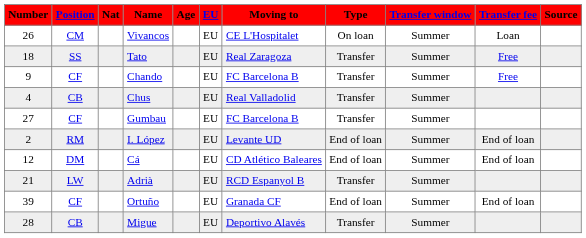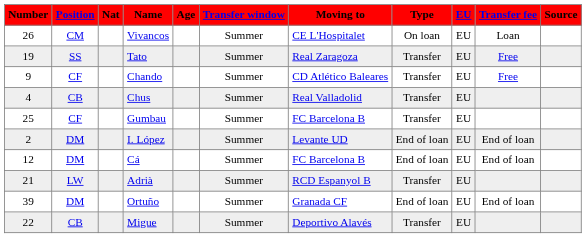columns swapped: (211, 14) <-> (430, 14)
(28, 56) 18 -> (28, 56) 19
(262, 77) FC Barcelona B -> (340, 77) CD Atlético Baleares
(28, 118) 27 -> (28, 118) 25
(75, 139) RM -> (75, 139) DM
(274, 160) CD Atlético Baleares -> (329, 160) FC Barcelona B
(75, 201) CF -> (75, 201) DM
(28, 222) 28 -> (28, 222) 22
